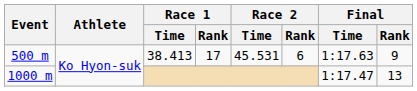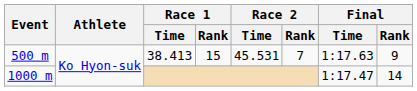(213, 55) 17 -> (213, 55) 15
(300, 55) 6 -> (300, 55) 7
(395, 76) 13 -> (395, 76) 14
